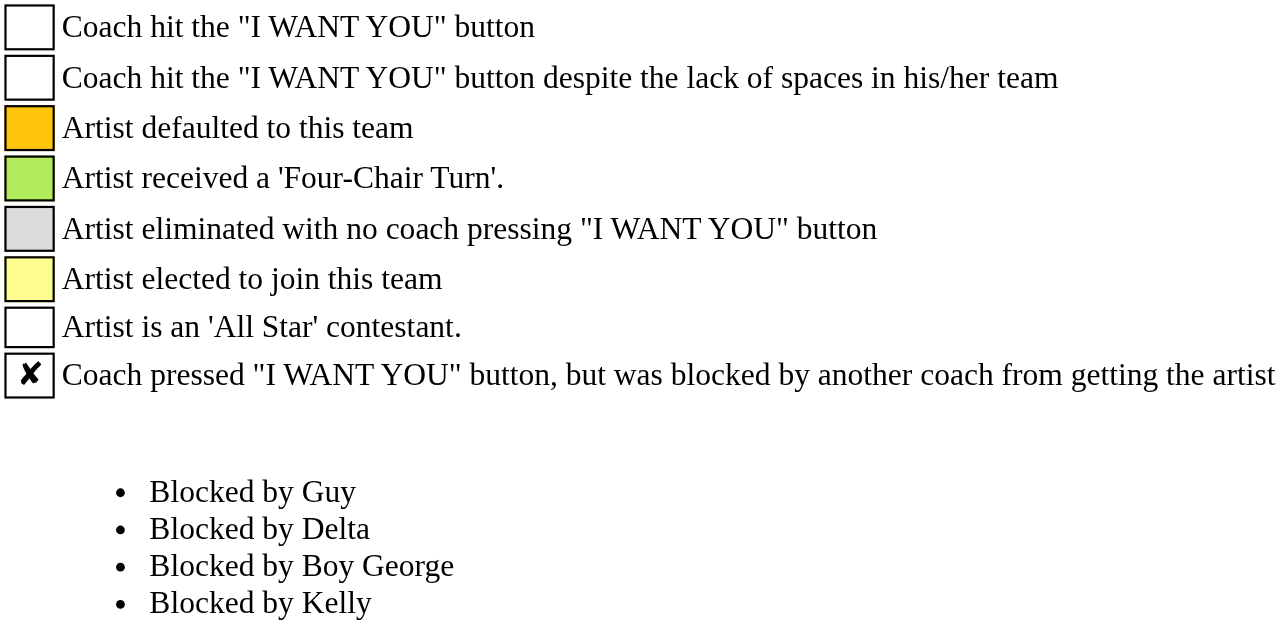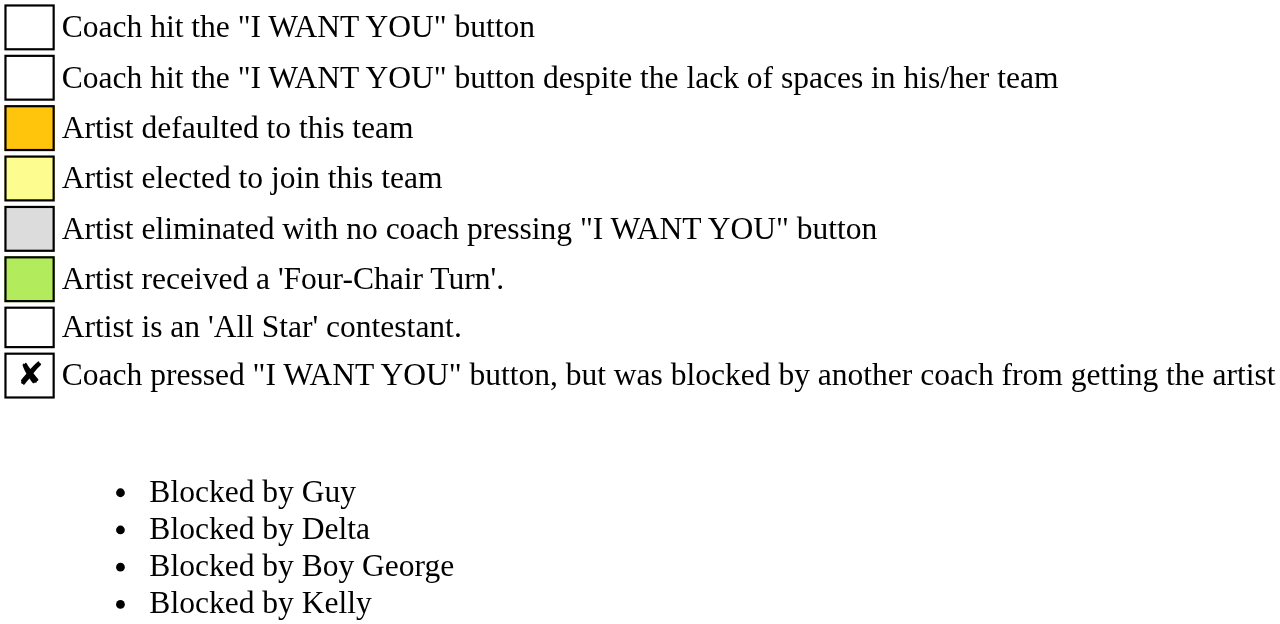rows swapped: (252, 278) <-> (283, 177)
